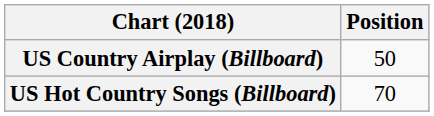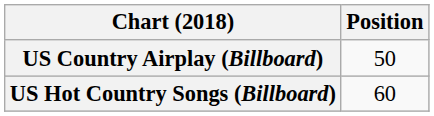(385, 93) 70 -> (385, 93) 60
